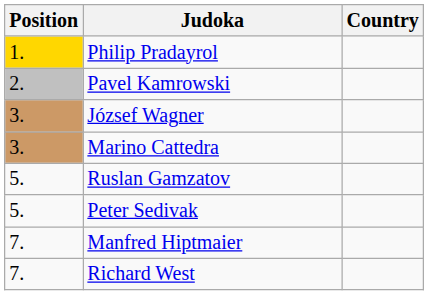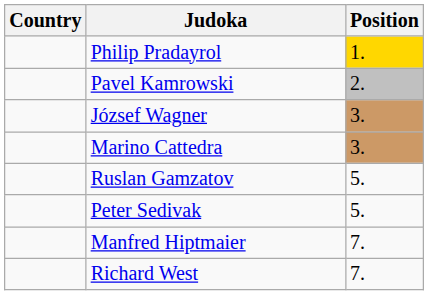columns swapped: (44, 20) <-> (383, 20)
